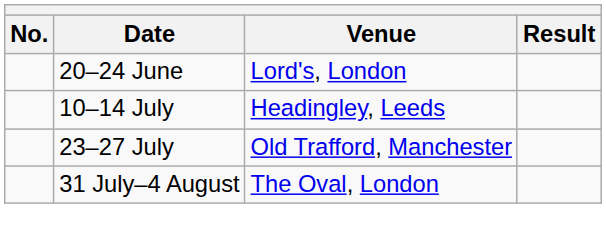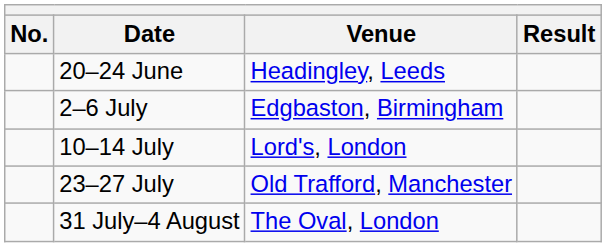(329, 71) Lord's, London -> (348, 71) Headingley, Leeds
+ row: (103, 109)
(348, 109) Headingley, Leeds -> (329, 146) Lord's, London
